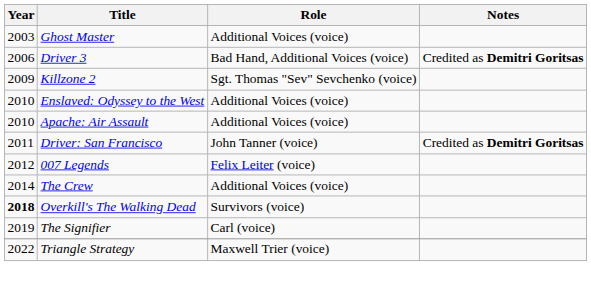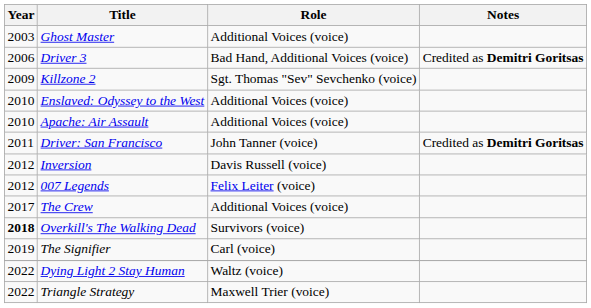+ row: (66, 164)
(21, 185) 2014 -> (21, 206) 2017
+ row: (113, 270)
